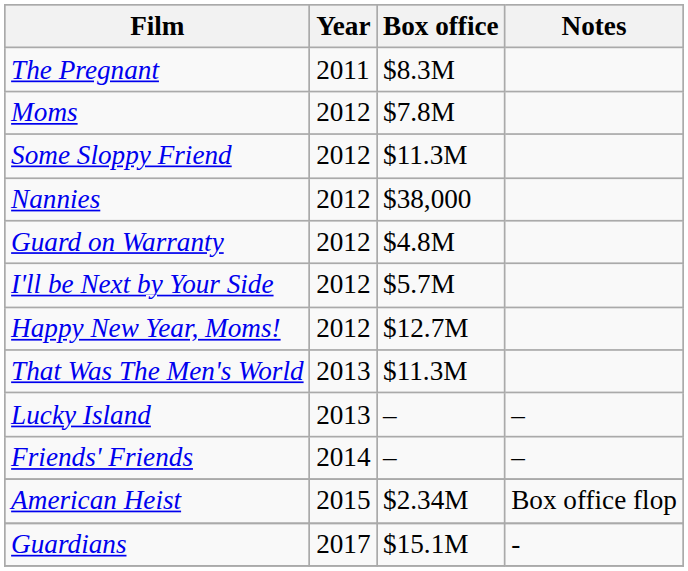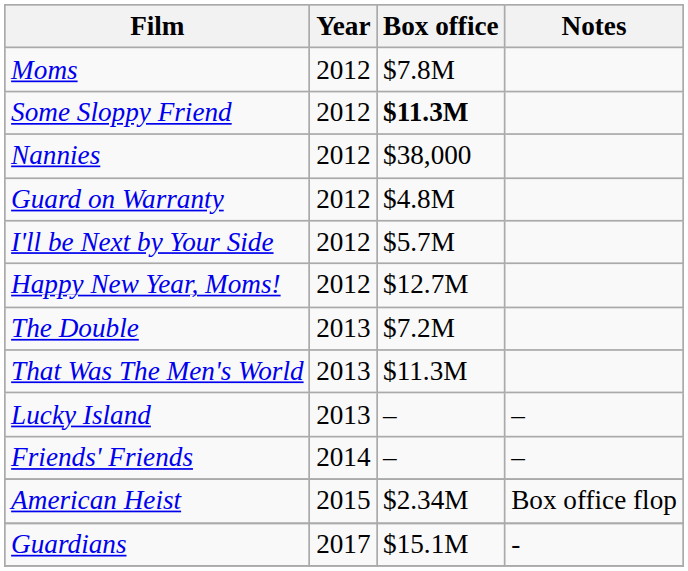- row: (85, 69)
(425, 155) normal -> (426, 112) bold
+ row: (75, 328)
